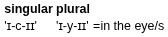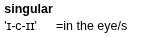- column: (73, 9)
